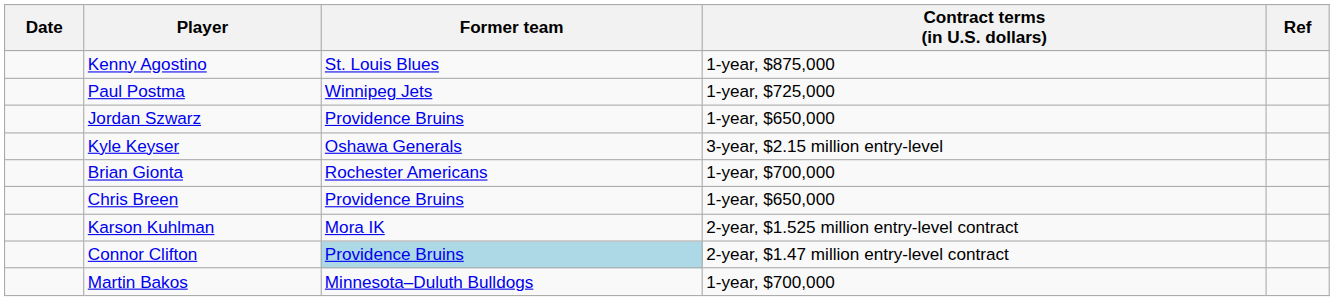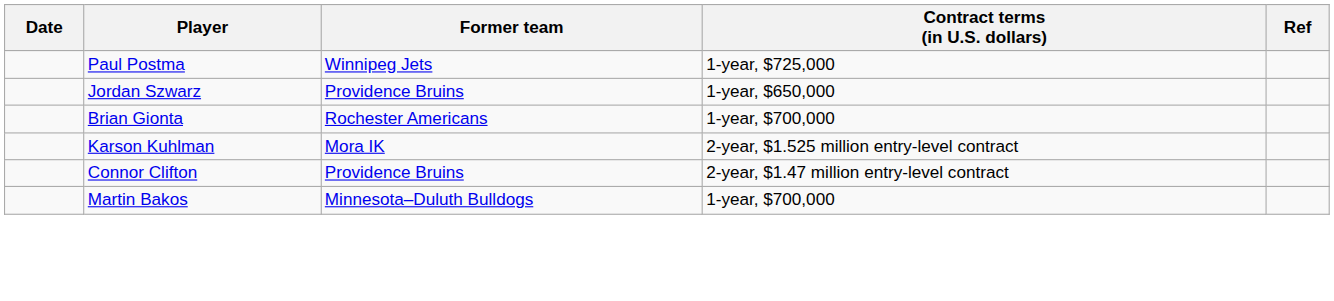- row: (147, 64)
- row: (133, 145)
- row: (133, 200)
(394, 254) lightblue background -> (394, 173) no background
